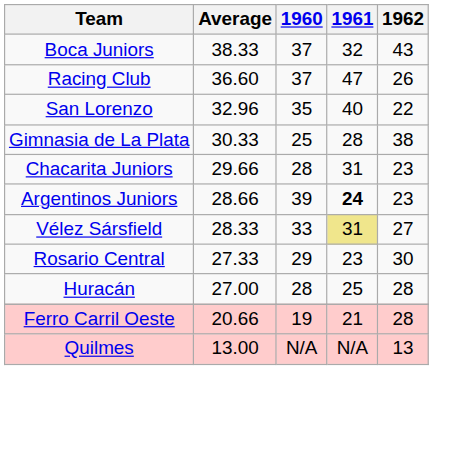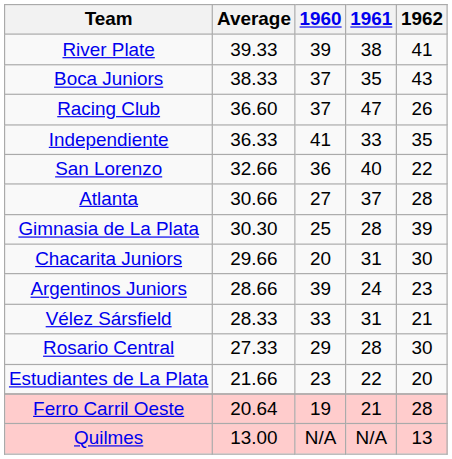+ row: (109, 49)
(352, 49) 32 -> (371, 79) 35
+ row: (109, 139)
(235, 109) 32.96 -> (254, 169) 32.66
(302, 109) 35 -> (321, 169) 36
+ row: (109, 199)
(235, 139) 30.33 -> (254, 229) 30.30
(403, 139) 38 -> (422, 229) 39
(302, 169) 28 -> (321, 259) 20
(403, 169) 23 -> (422, 259) 30
(352, 199) bold -> (371, 288) normal
(352, 229) khaki background -> (371, 318) no background
(403, 229) 27 -> (422, 318) 21
(352, 259) 23 -> (371, 348) 28
- row: (99, 288)
+ row: (109, 378)
(235, 318) 20.66 -> (254, 408) 20.64
